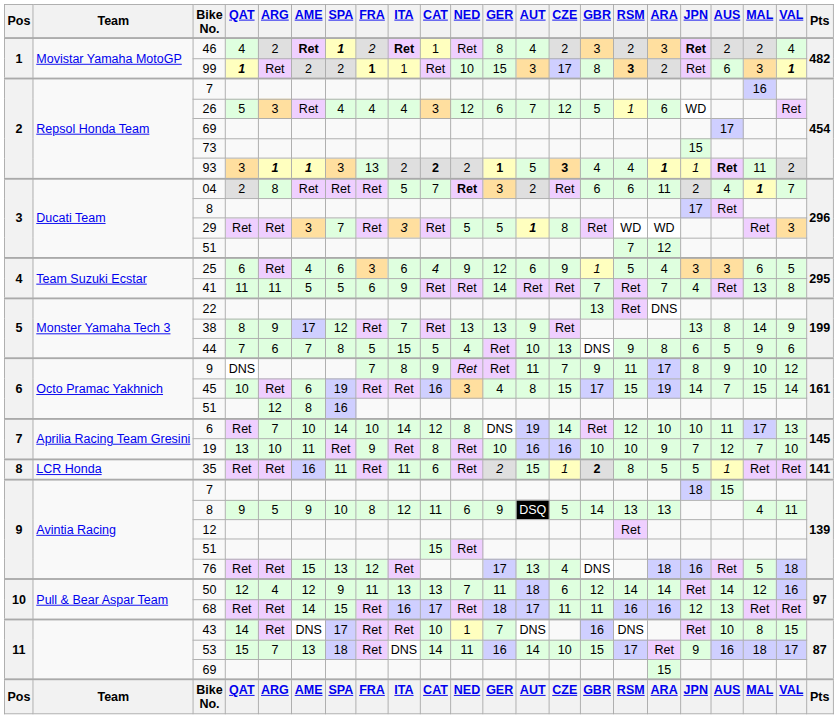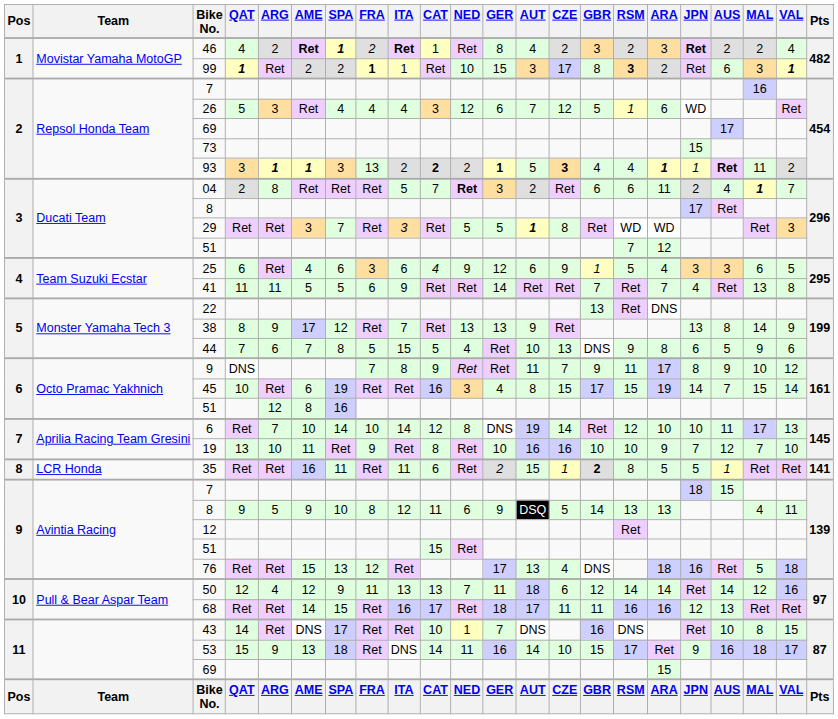(275, 649) 7 -> (275, 649) 9
